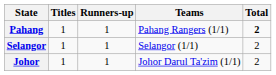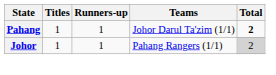(183, 29) Pahang Rangers (1/1) -> (184, 29) Johor Darul Ta'zim (1/1)
- row: (26, 45)
(189, 62) Johor Darul Ta'zim (1/1) -> (178, 45) Pahang Rangers (1/1)
(257, 62) no background -> (251, 45) lightgrey background
